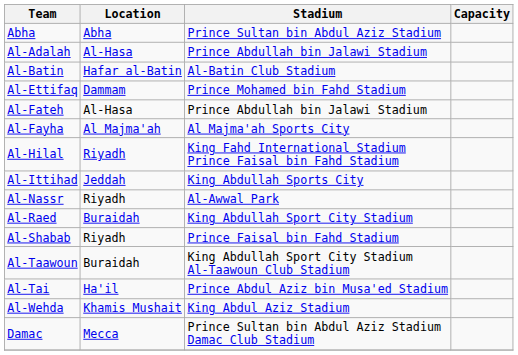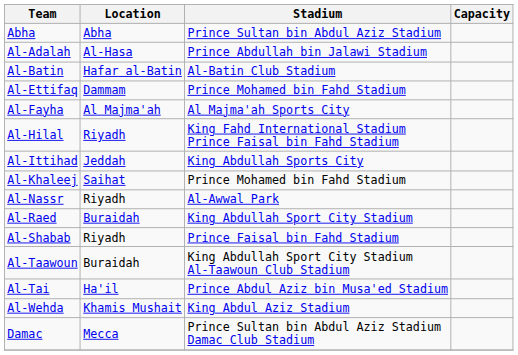- row: (35, 109)
+ row: (42, 180)
